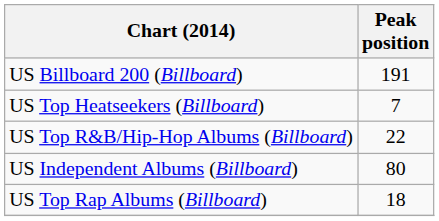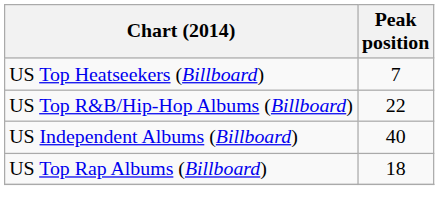- row: (126, 74)
(396, 168) 80 -> (396, 136) 40
